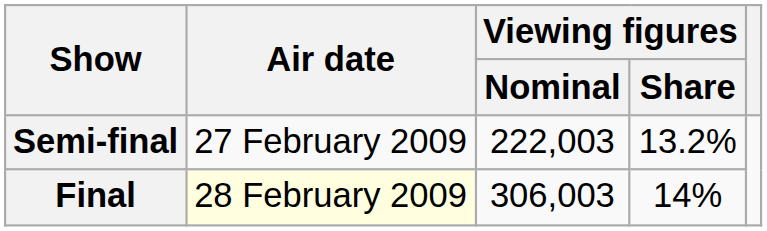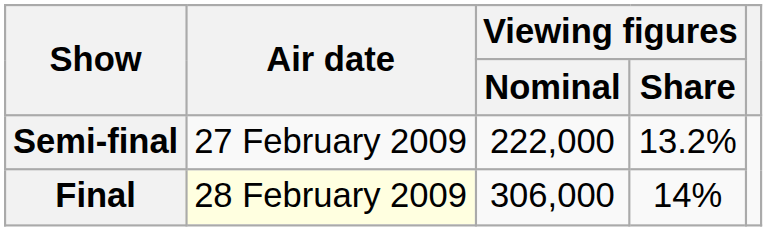(552, 141) 222,003 -> (552, 141) 222,000
(552, 196) 306,003 -> (552, 196) 306,000
